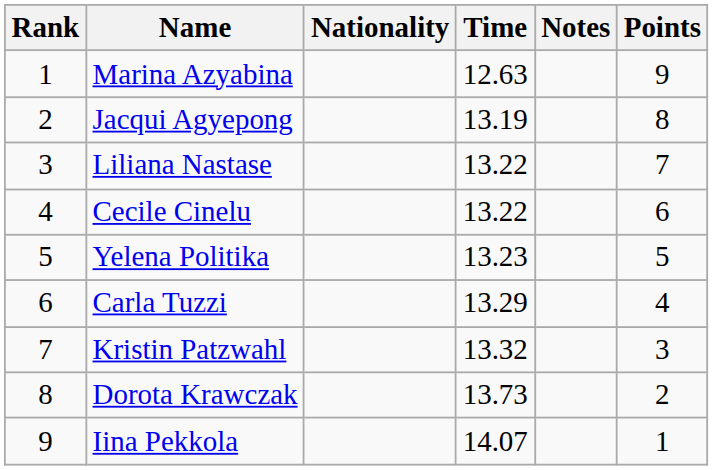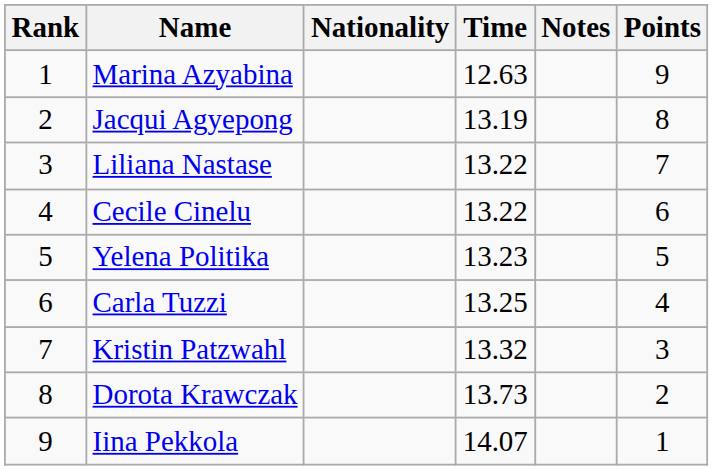(495, 303) 13.29 -> (495, 303) 13.25
